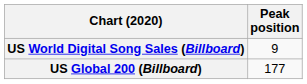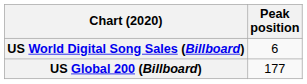(275, 48) 9 -> (275, 48) 6
